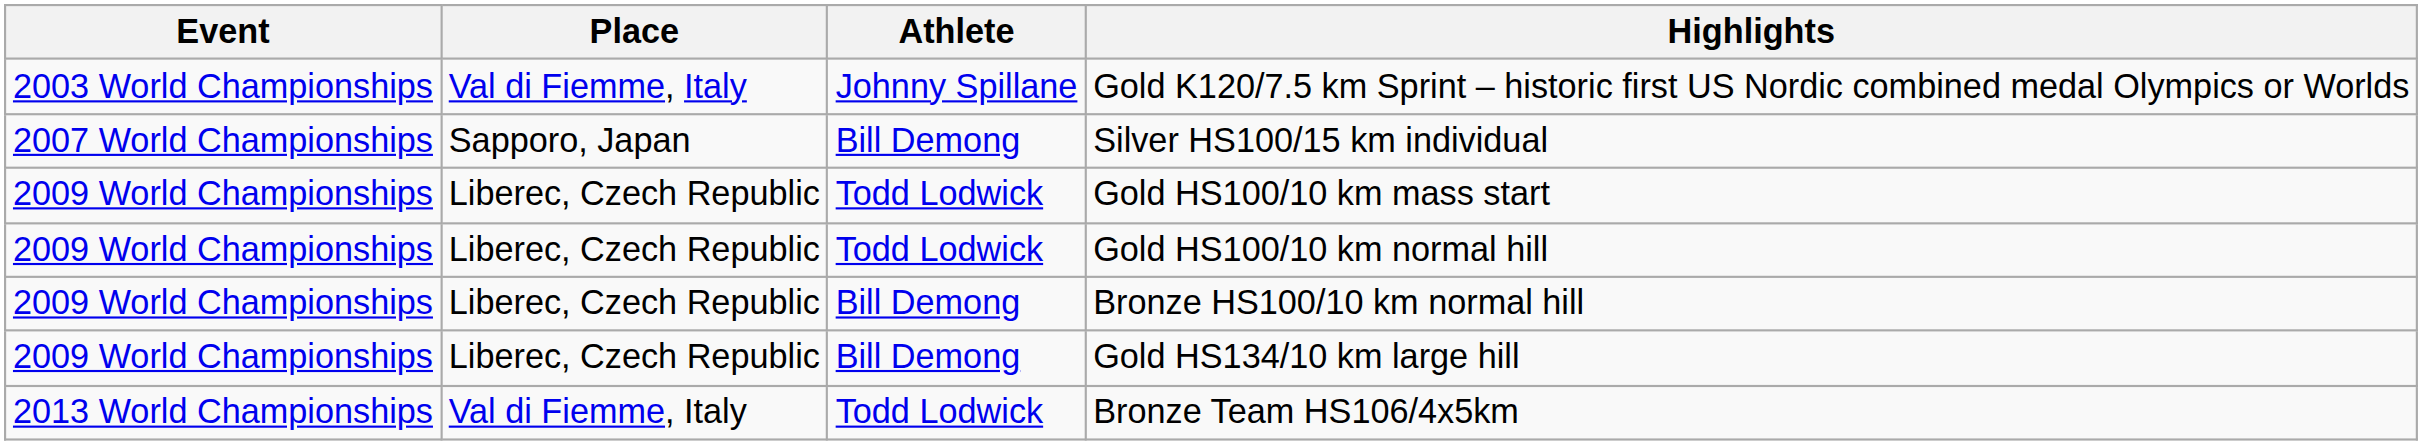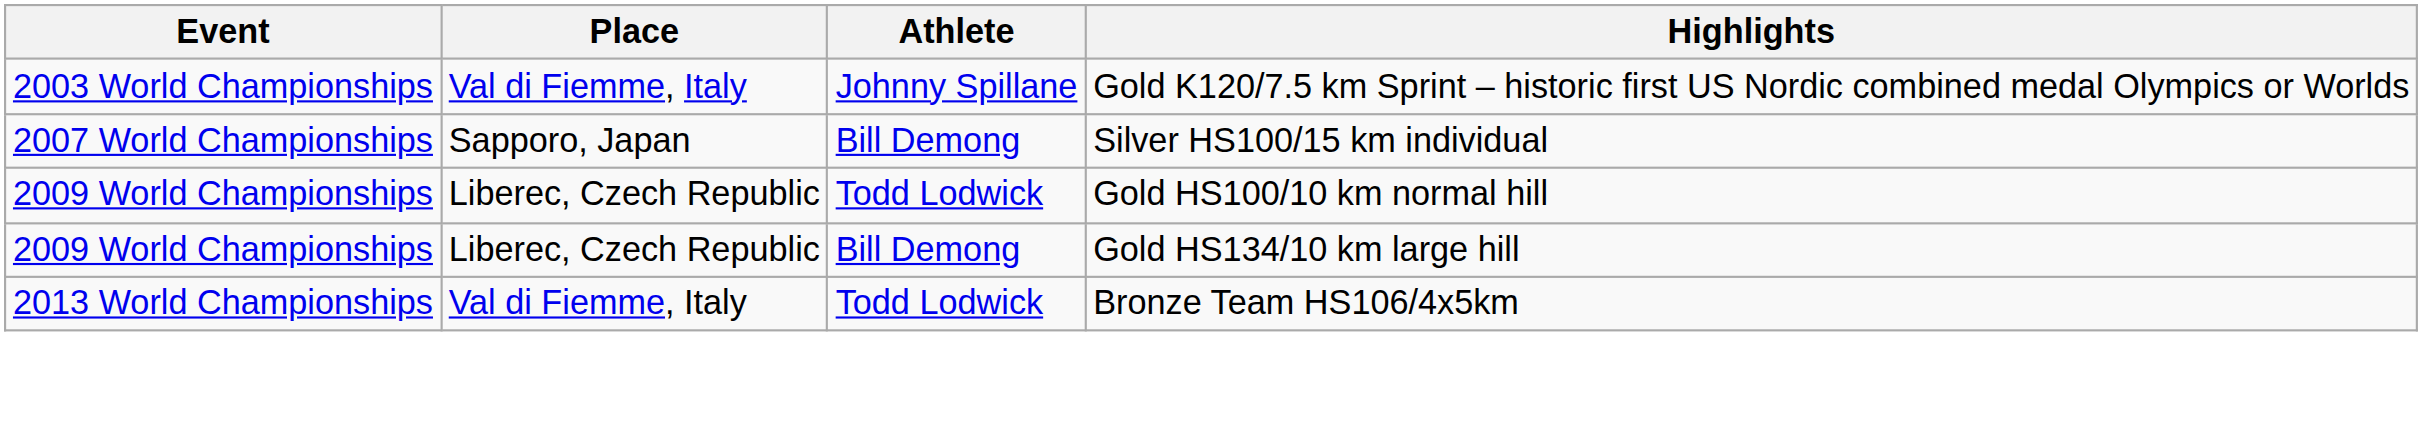- row: (1322, 194)
- row: (1339, 303)
